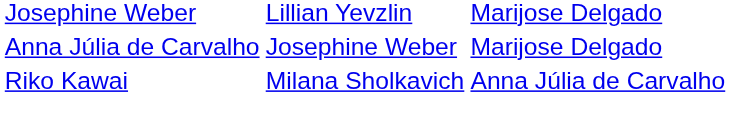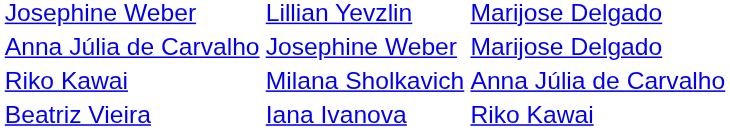+ row: (78, 114)
